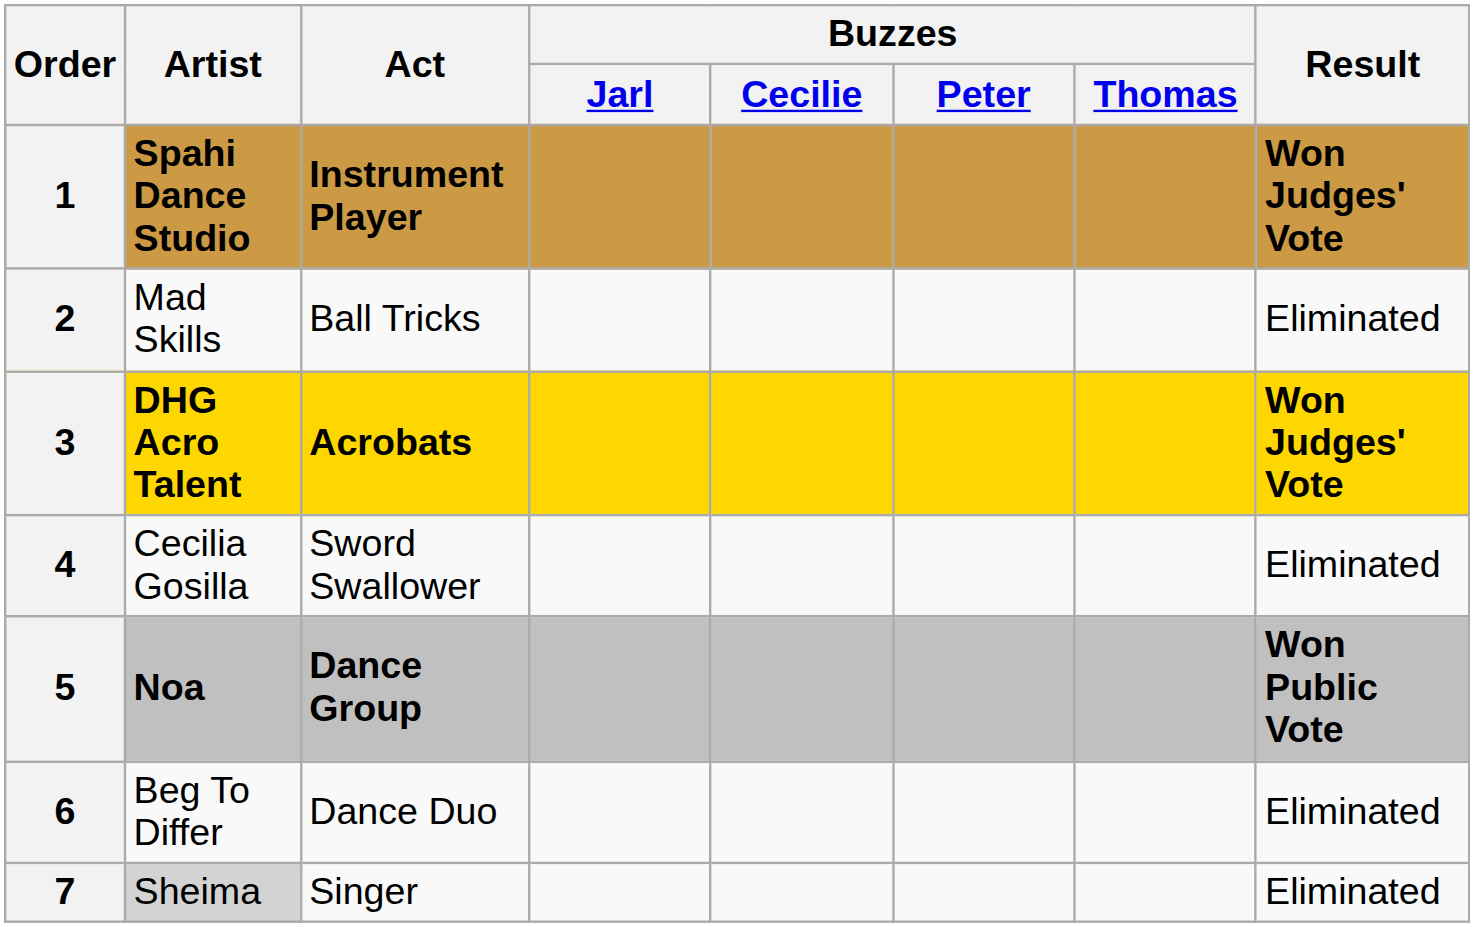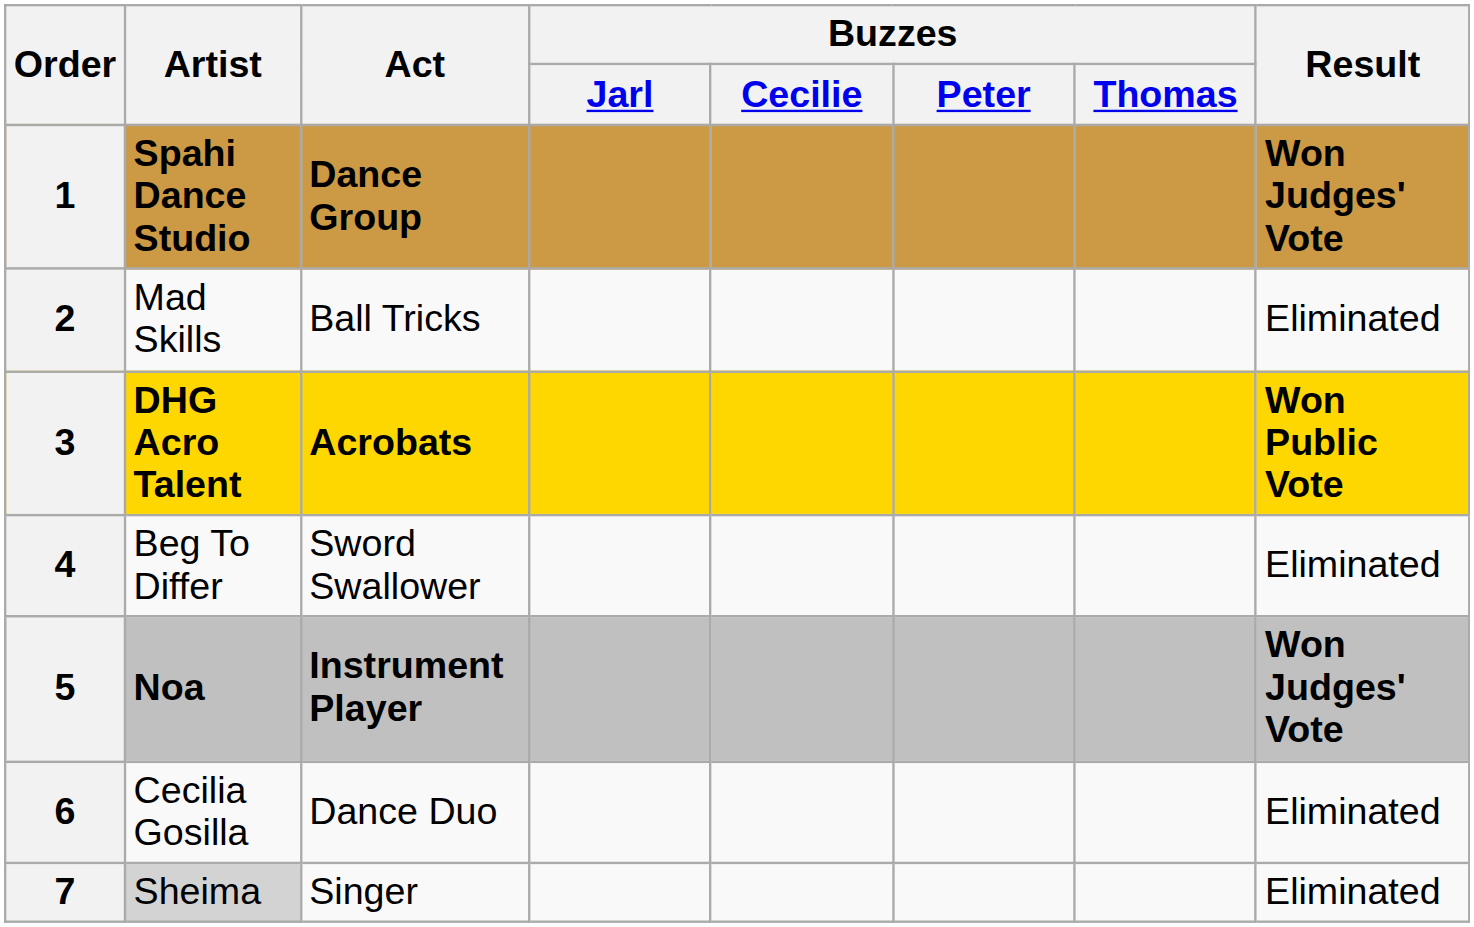(406, 195) Instrument Player -> (366, 195) Dance Group
(1335, 442) Won Judges' Vote -> (1321, 442) Won Public Vote
(191, 565) Cecilia Gosilla -> (192, 565) Beg To Differ
(366, 688) Dance Group -> (406, 688) Instrument Player
(1321, 688) Won Public Vote -> (1335, 688) Won Judges' Vote
(192, 811) Beg To Differ -> (191, 811) Cecilia Gosilla
